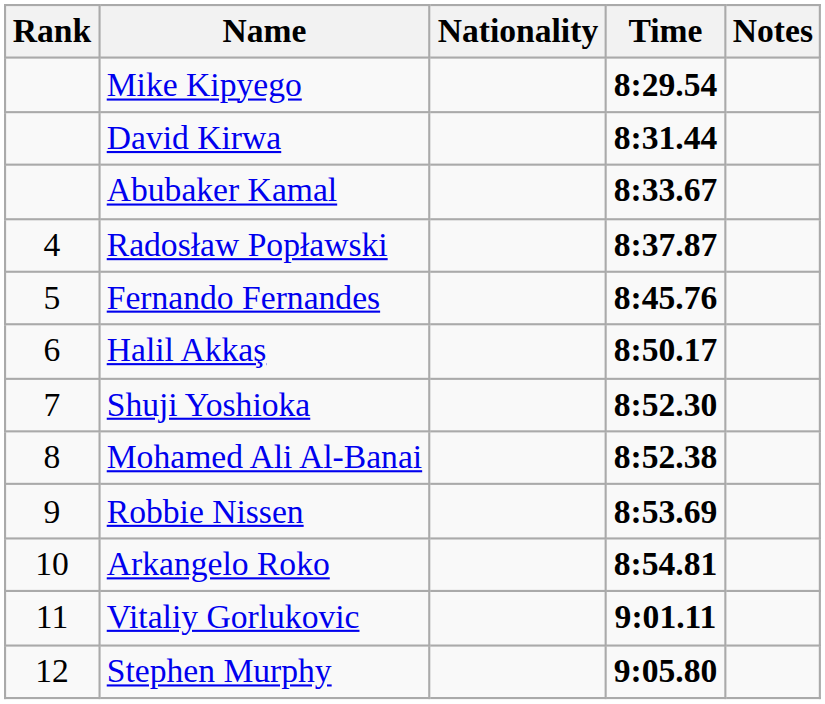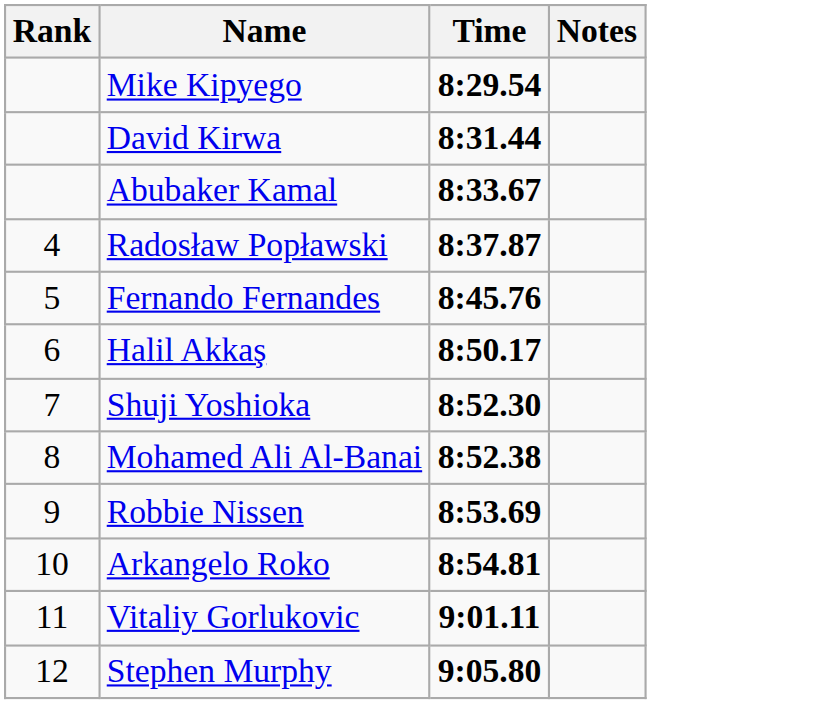- column: (518, 31)
